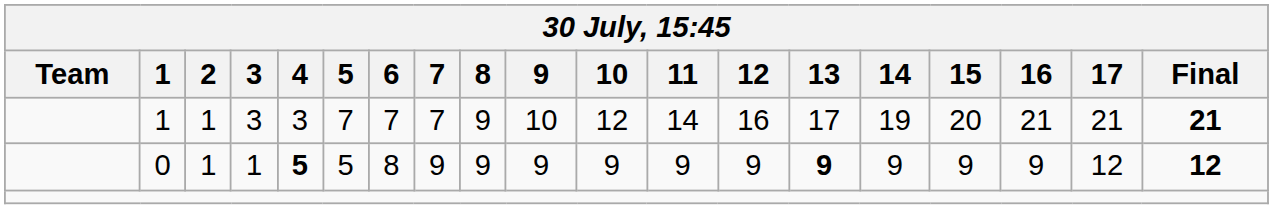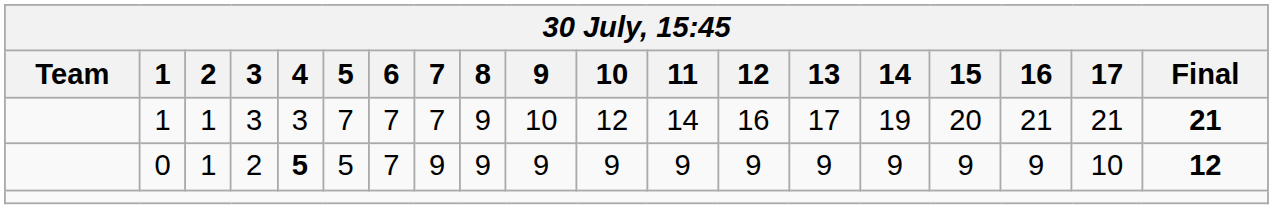(254, 166) 1 -> (254, 166) 2
(391, 166) 8 -> (391, 166) 7
(824, 166) bold -> (824, 166) normal
(1107, 166) 12 -> (1107, 166) 10
